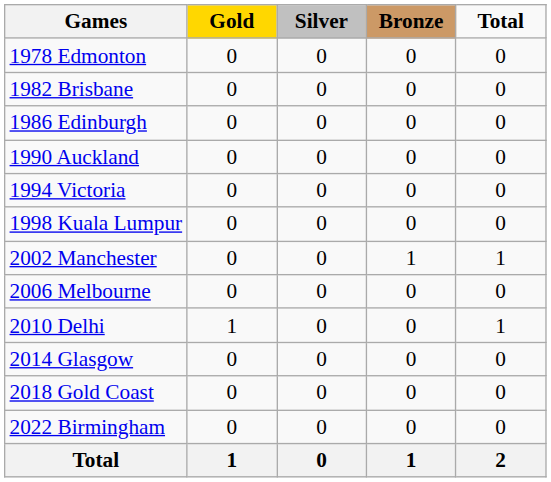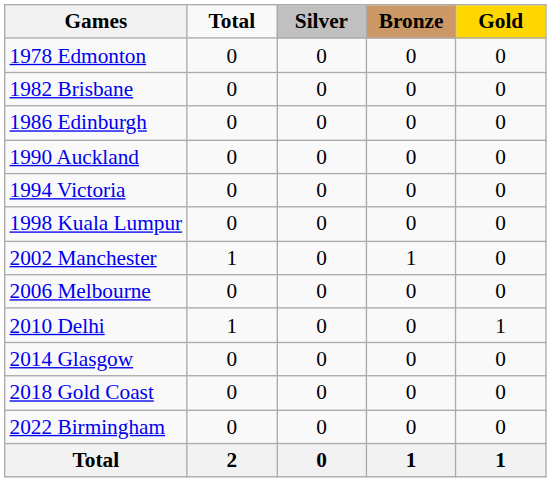columns swapped: (232, 21) <-> (501, 21)
